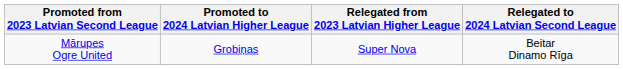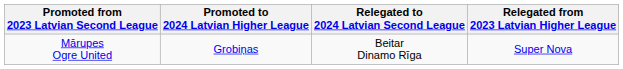columns swapped: (387, 19) <-> (541, 19)
